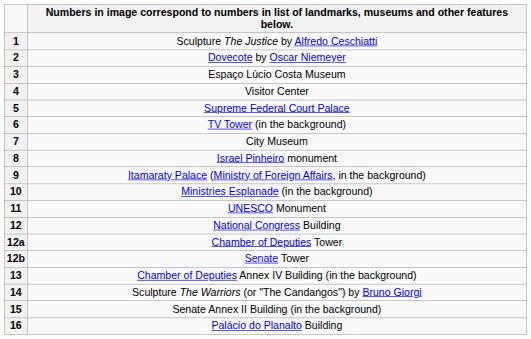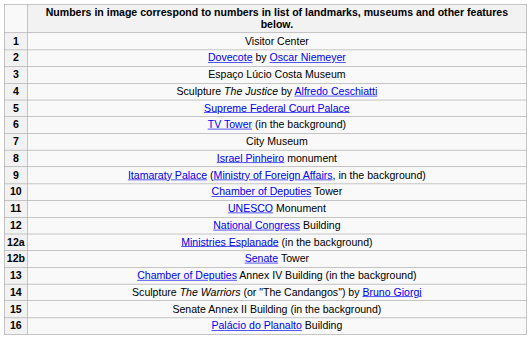(277, 41) Sculpture The Justice by Alfredo Ceschiatti -> (277, 41) Visitor Center
(277, 91) Visitor Center -> (277, 91) Sculpture The Justice by Alfredo Ceschiatti
(277, 192) Ministries Esplanade (in the background) -> (277, 192) Chamber of Deputies Tower
(277, 242) Chamber of Deputies Tower -> (277, 242) Ministries Esplanade (in the background)
